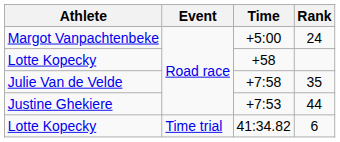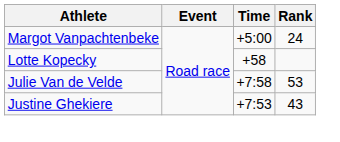(314, 82) 35 -> (295, 82) 53
(314, 104) 44 -> (295, 104) 43
- row: (264, 126)
